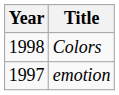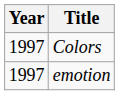(27, 47) 1998 -> (27, 47) 1997
